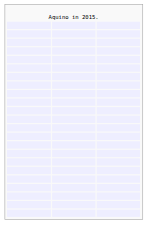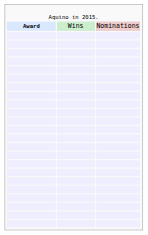+ row: (31, 26)
